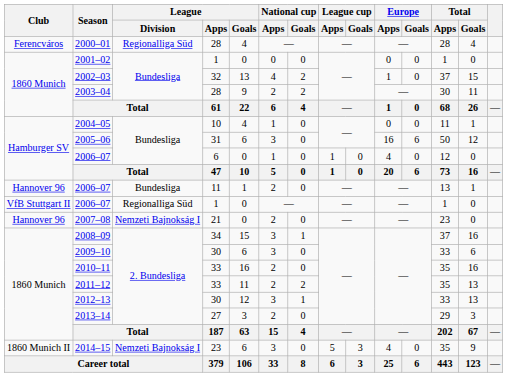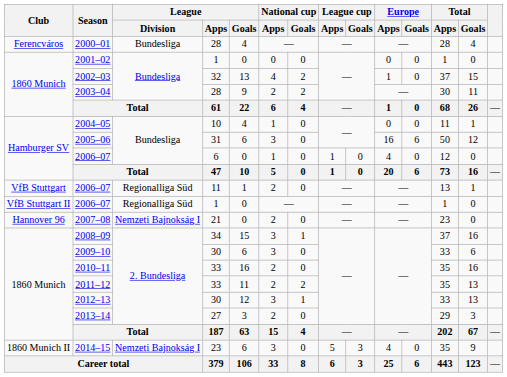(158, 44) Regionalliga Süd -> (158, 44) Bundesliga
(39, 188) Hannover 96 -> (39, 188) VfB Stuttgart
(158, 188) Bundesliga -> (158, 188) Regionalliga Süd
